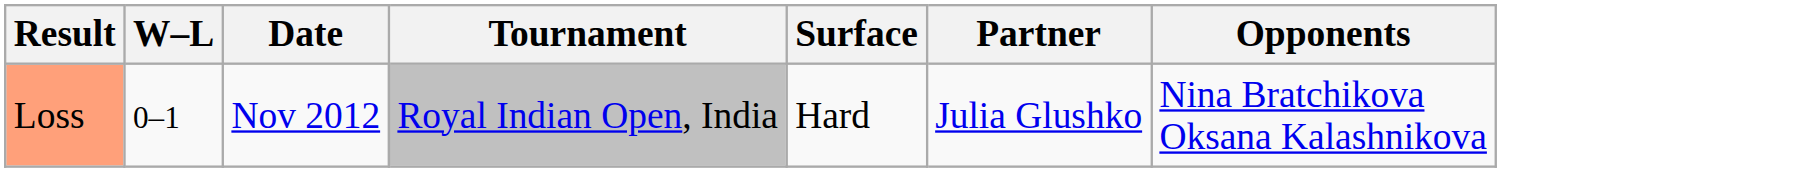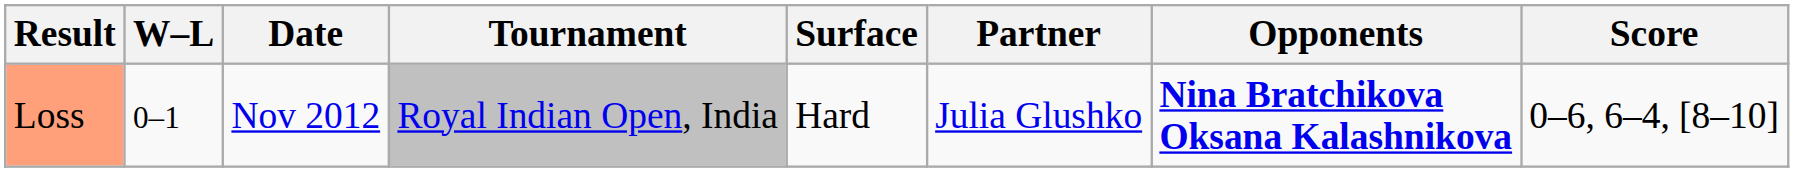+ column: (1654, 34)
(1323, 114) normal -> (1336, 114) bold
